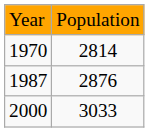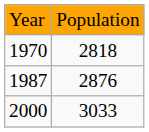(98, 50) 2814 -> (98, 50) 2818
